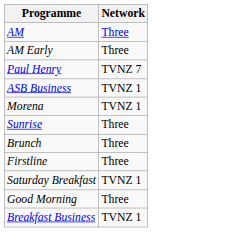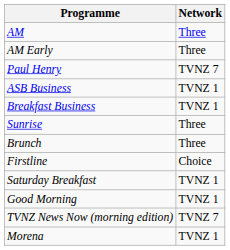rows swapped: (51, 217) <-> (25, 106)
(115, 161) Three -> (195, 161) Choice
(115, 198) Three -> (199, 198) TVNZ 1
+ row: (90, 217)
